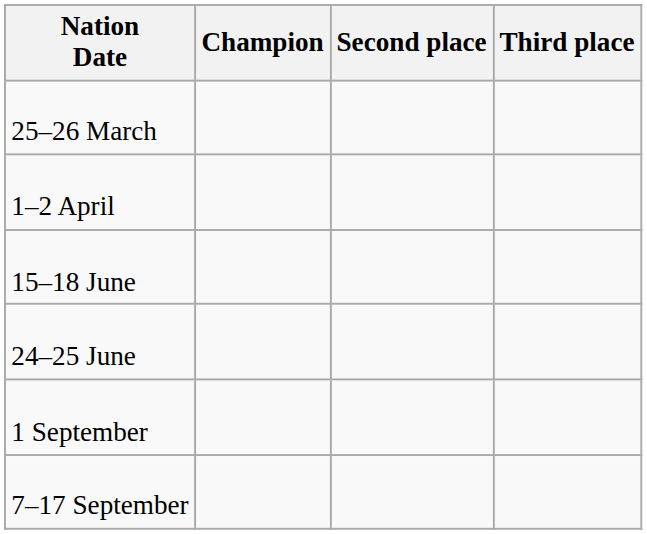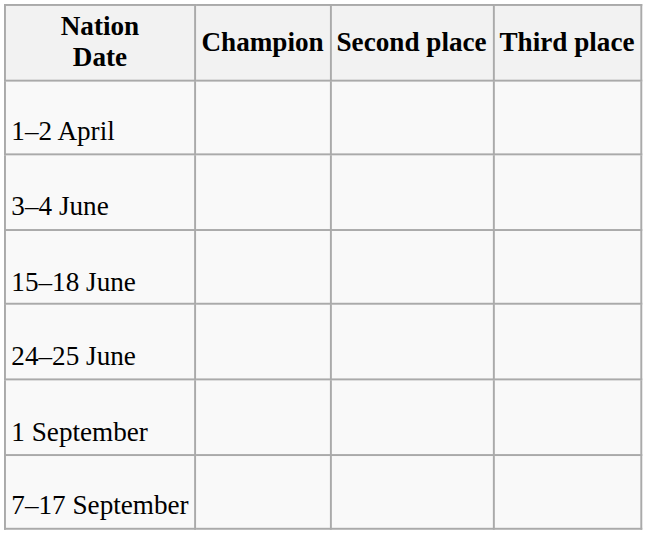- row: (84, 132)
+ row: (60, 207)
